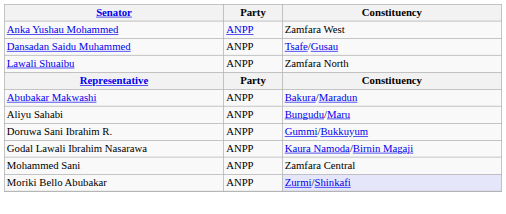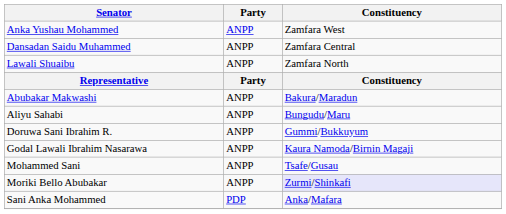(311, 47) Tsafe/Gusau -> (320, 47) Zamfara Central
(320, 166) Zamfara Central -> (311, 166) Tsafe/Gusau
+ row: (56, 200)
